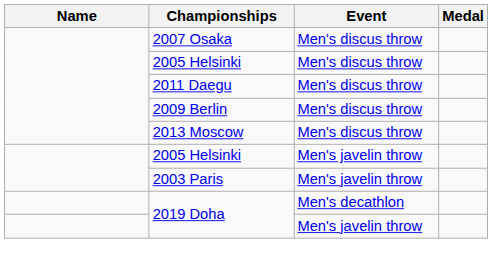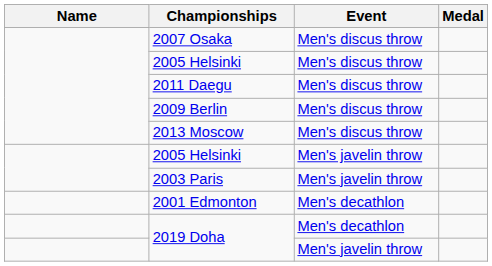+ row: (205, 202)
